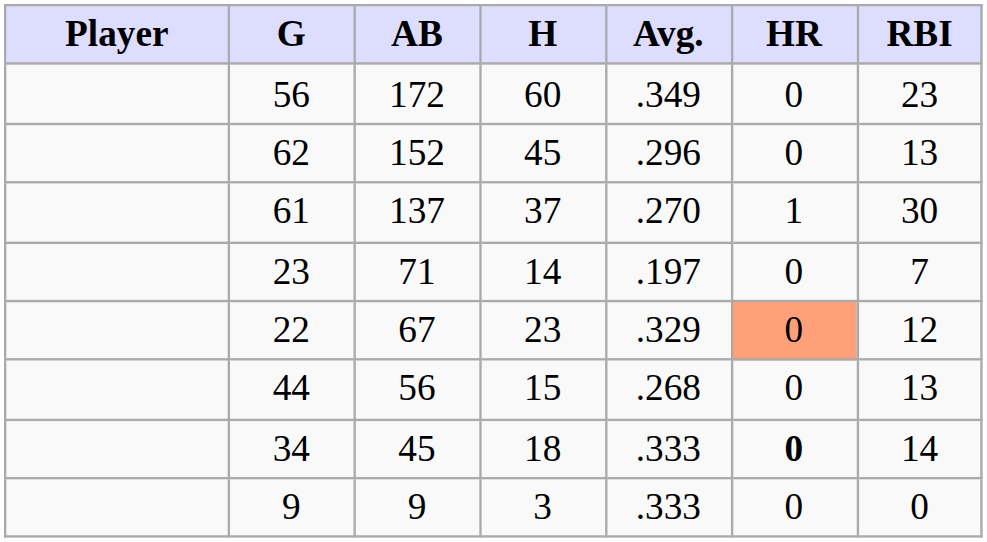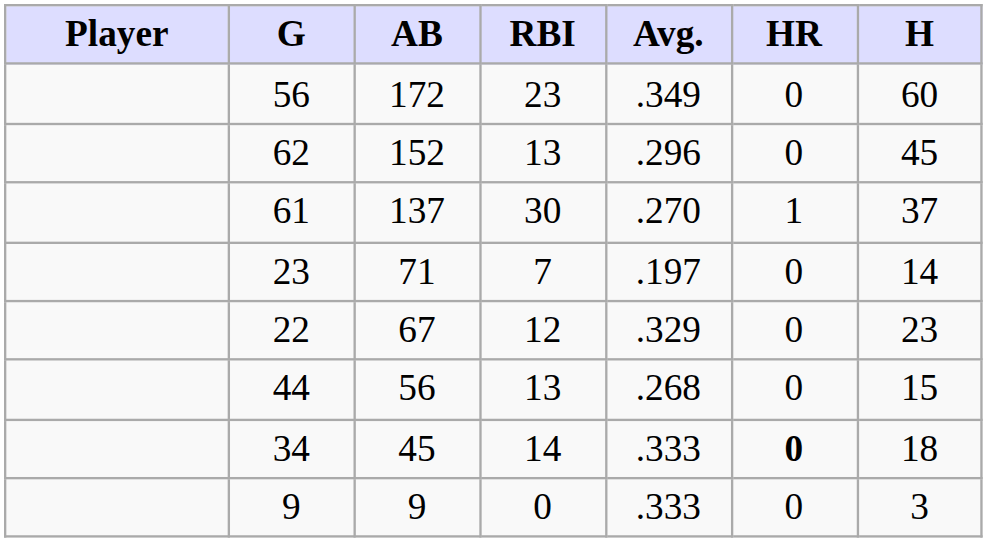columns swapped: (543, 34) <-> (920, 34)
(794, 329) lightsalmon background -> (794, 329) no background
